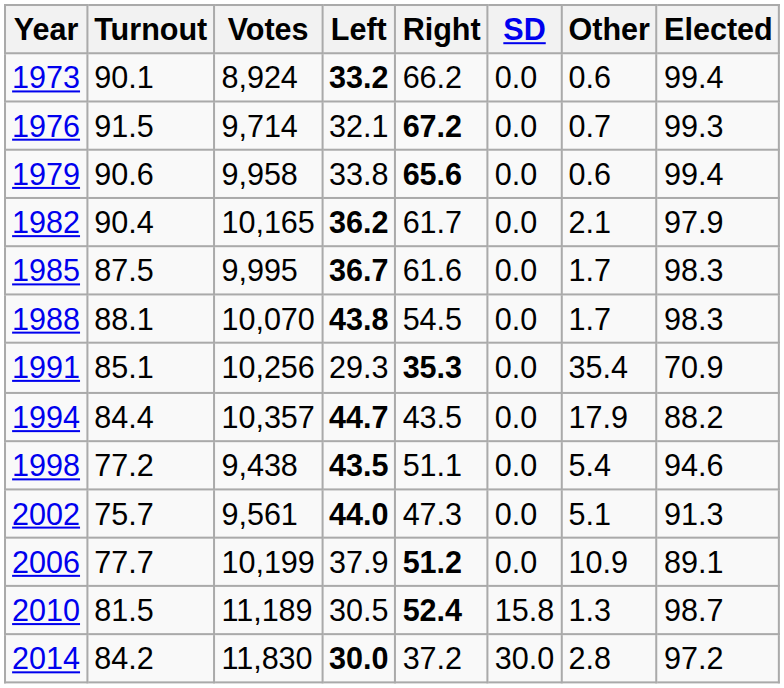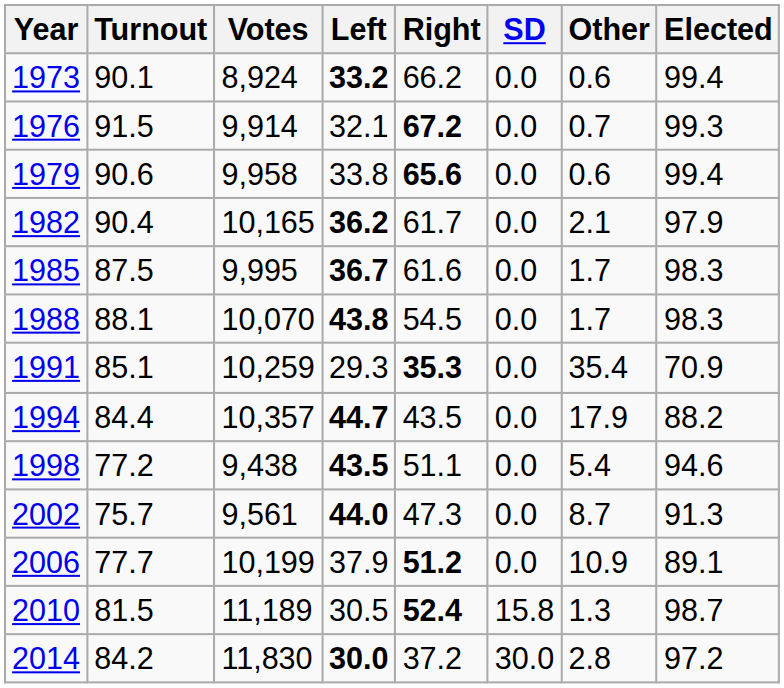(260, 126) 9,714 -> (260, 126) 9,914
(268, 368) 10,256 -> (268, 368) 10,259
(590, 513) 5.1 -> (590, 513) 8.7
